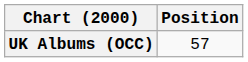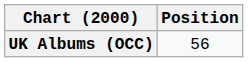(200, 44) 57 -> (200, 44) 56
